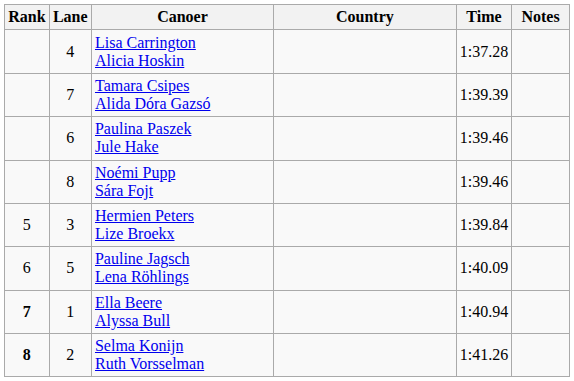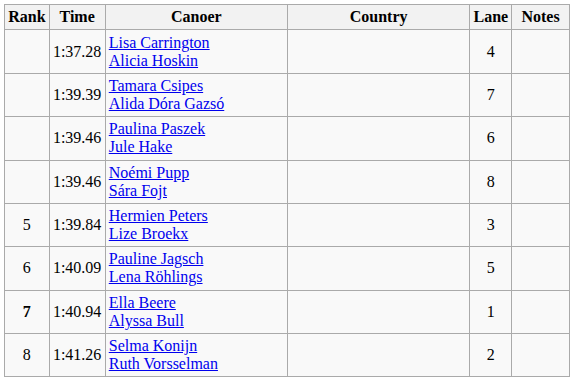columns swapped: (70, 17) <-> (484, 17)
(27, 355) bold -> (27, 355) normal
